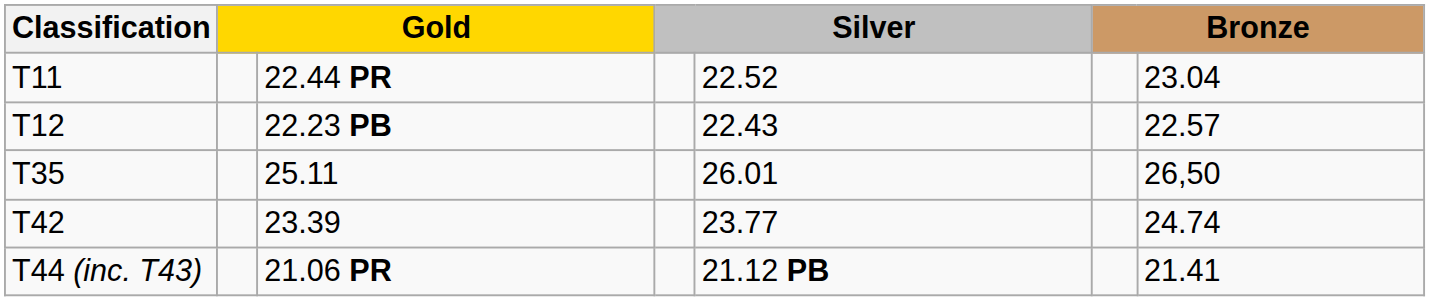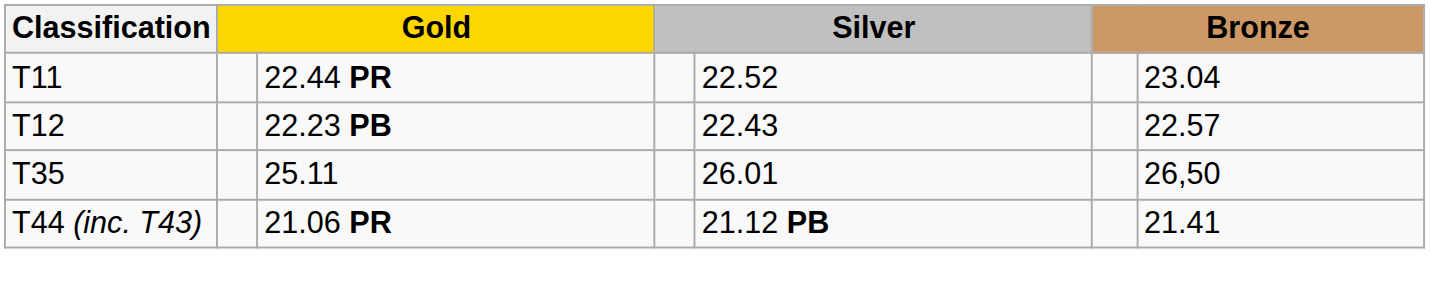- row: (303, 222)
